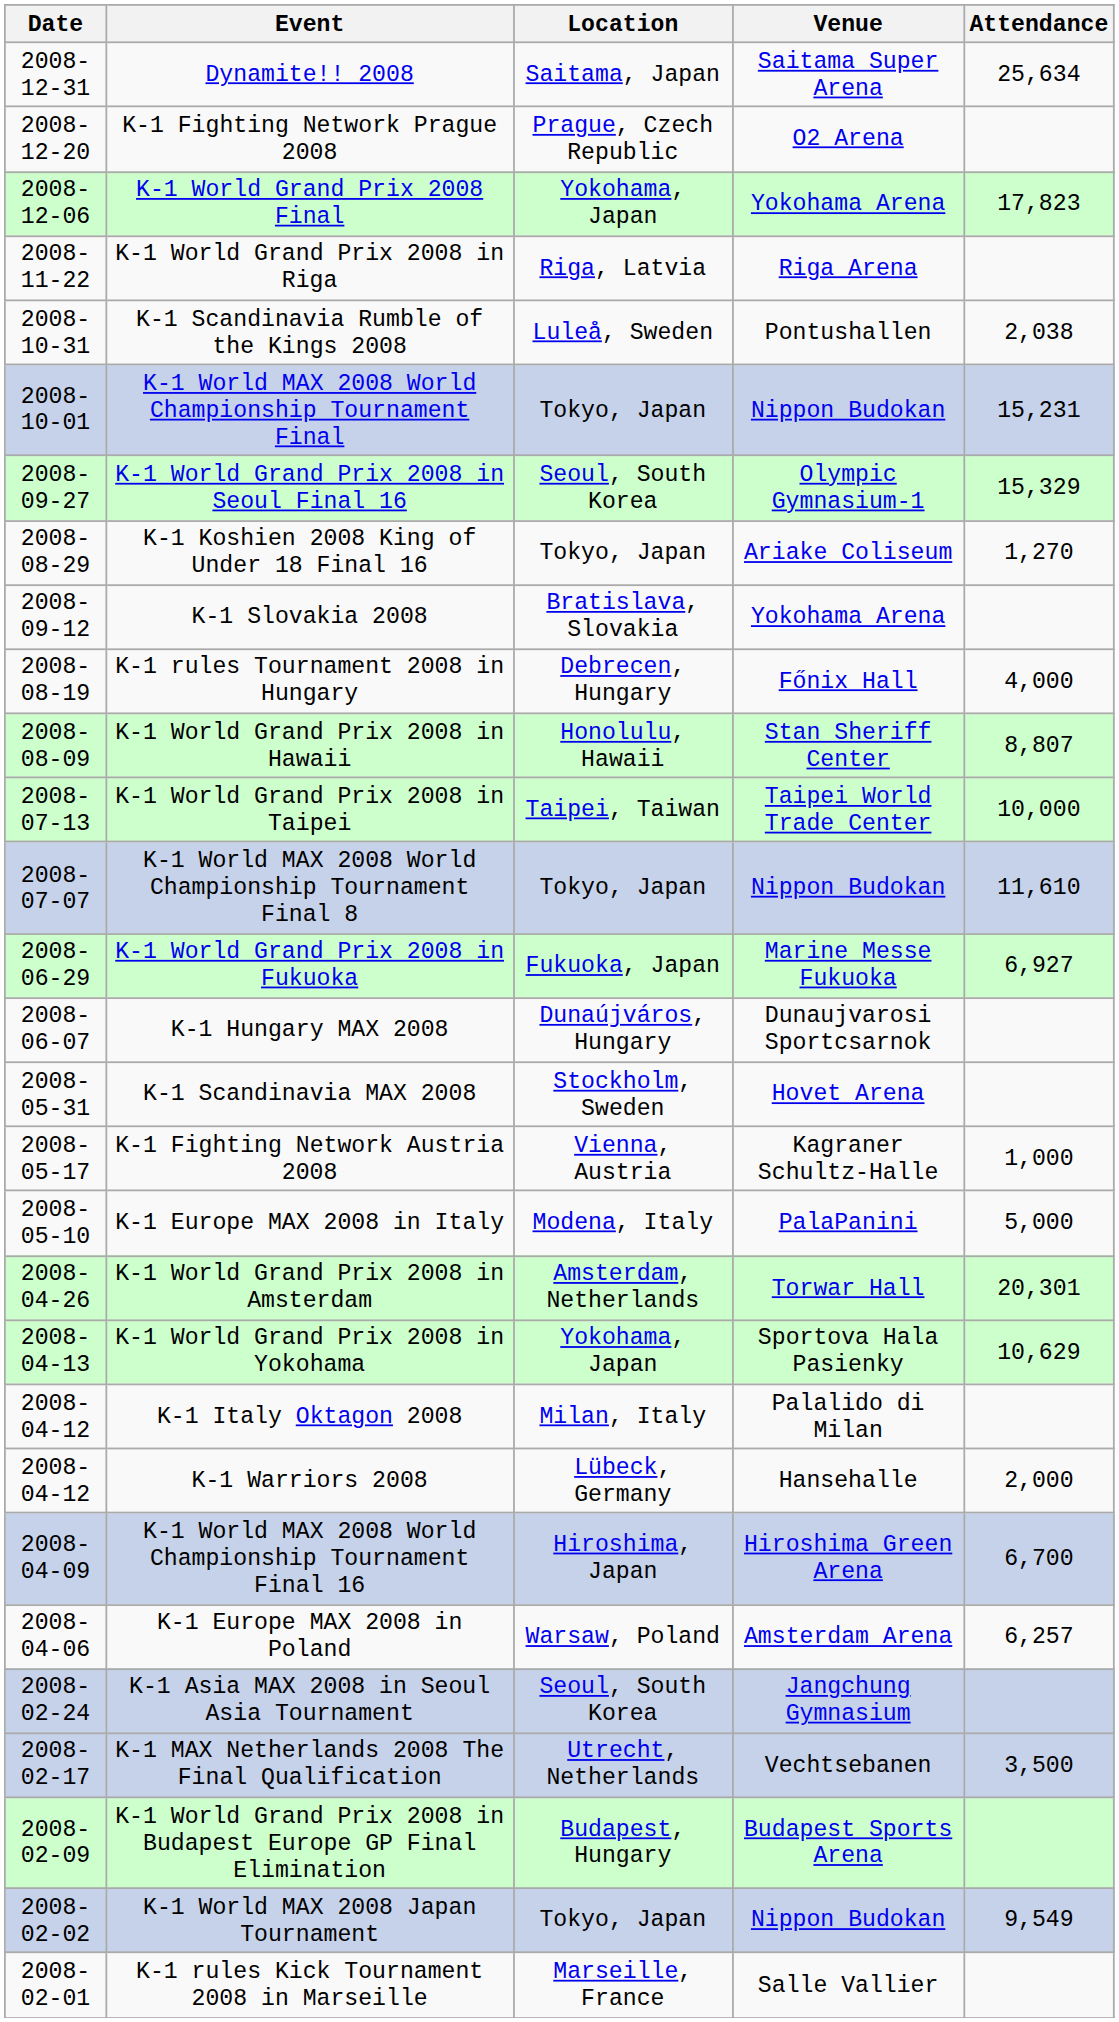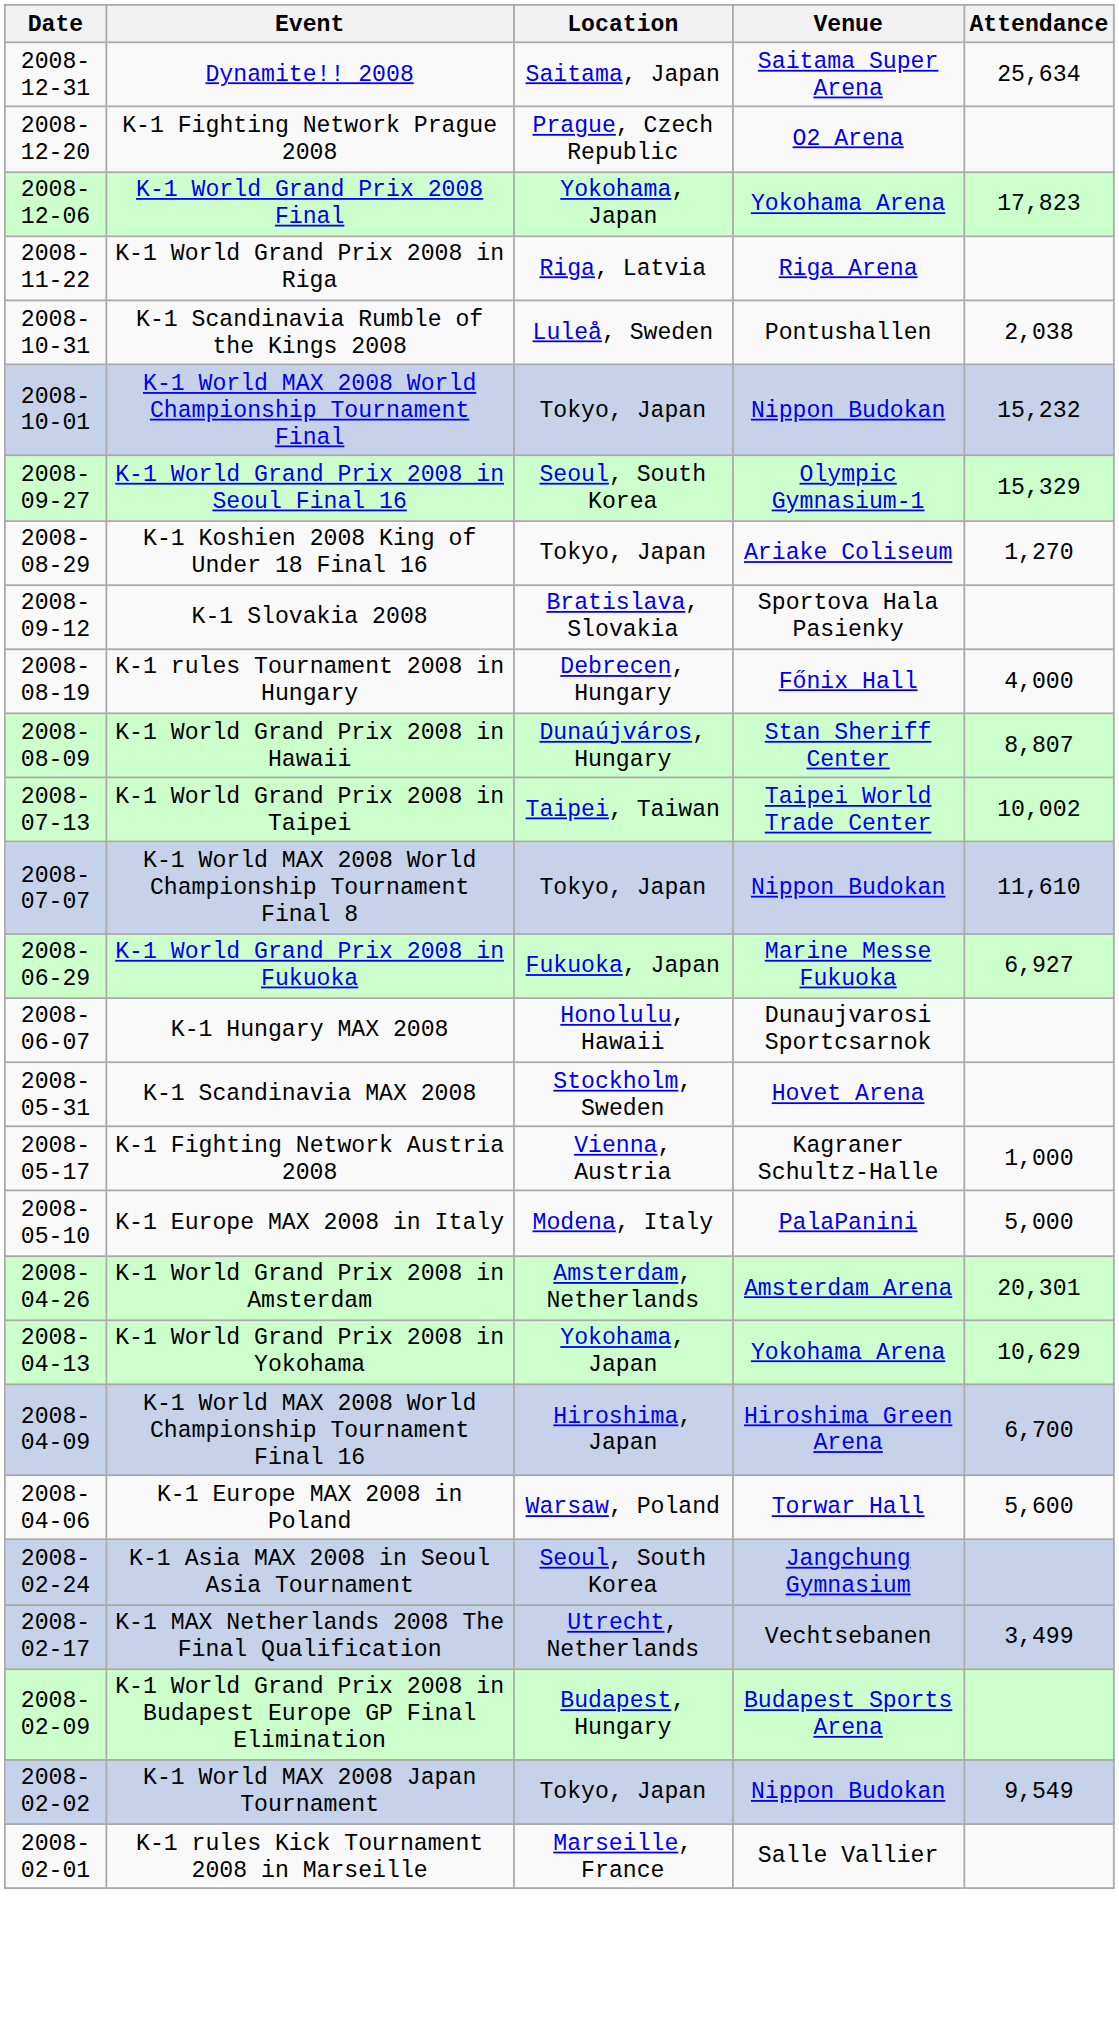(1039, 410) 15,231 -> (1039, 410) 15,232
(848, 617) Yokohama Arena -> (848, 617) Sportova Hala Pasienky
(623, 746) Honolulu, Hawaii -> (623, 746) Dunaújváros, Hungary
(1039, 810) 10,000 -> (1039, 810) 10,002
(623, 1030) Dunaújváros, Hungary -> (623, 1030) Honolulu, Hawaii
(848, 1288) Torwar Hall -> (848, 1288) Amsterdam Arena
(848, 1352) Sportova Hala Pasienky -> (848, 1352) Yokohama Arena
- row: (310, 1416)
- row: (310, 1481)
(848, 1636) Amsterdam Arena -> (848, 1508) Torwar Hall
(1039, 1636) 6,257 -> (1039, 1508) 5,600
(1039, 1765) 3,500 -> (1039, 1636) 3,499
